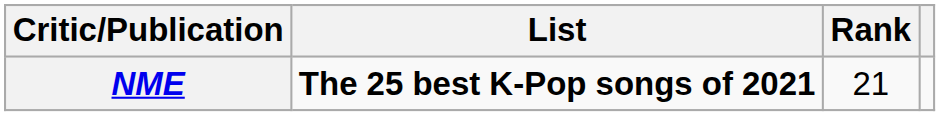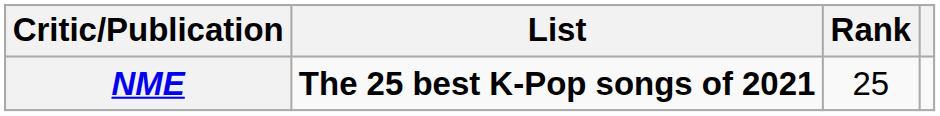(871, 82) 21 -> (871, 82) 25
